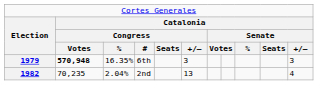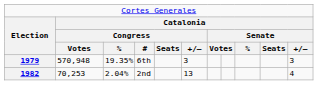(74, 61) bold -> (74, 61) normal
(119, 61) 16.35% -> (119, 61) 19.35%
(71, 74) 70,235 -> (71, 74) 70,253
